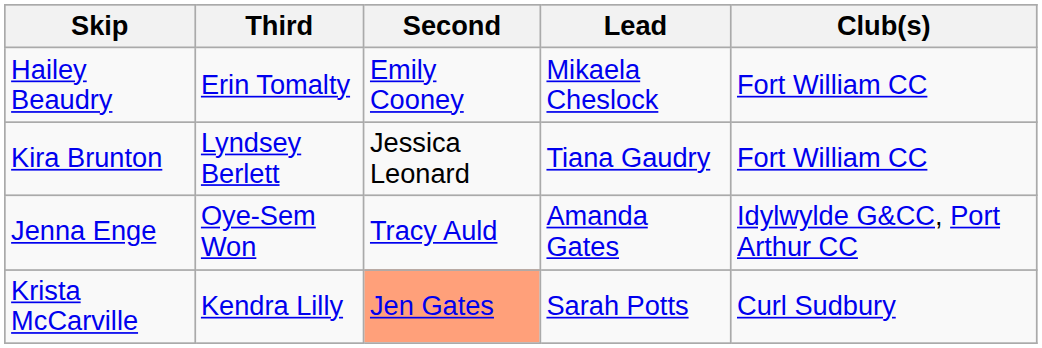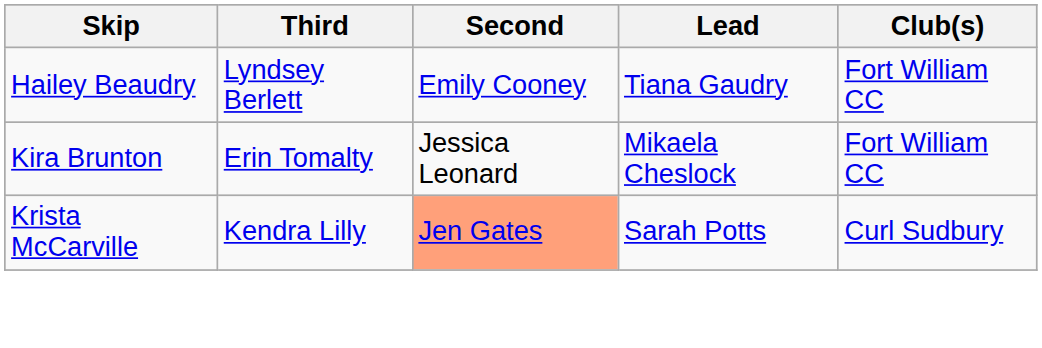(275, 84) Erin Tomalty -> (274, 84) Lyndsey Berlett
(602, 84) Mikaela Cheslock -> (706, 84) Tiana Gaudry
(251, 158) Lyndsey Berlett -> (298, 158) Erin Tomalty
(628, 158) Tiana Gaudry -> (680, 158) Mikaela Cheslock
- row: (84, 231)
